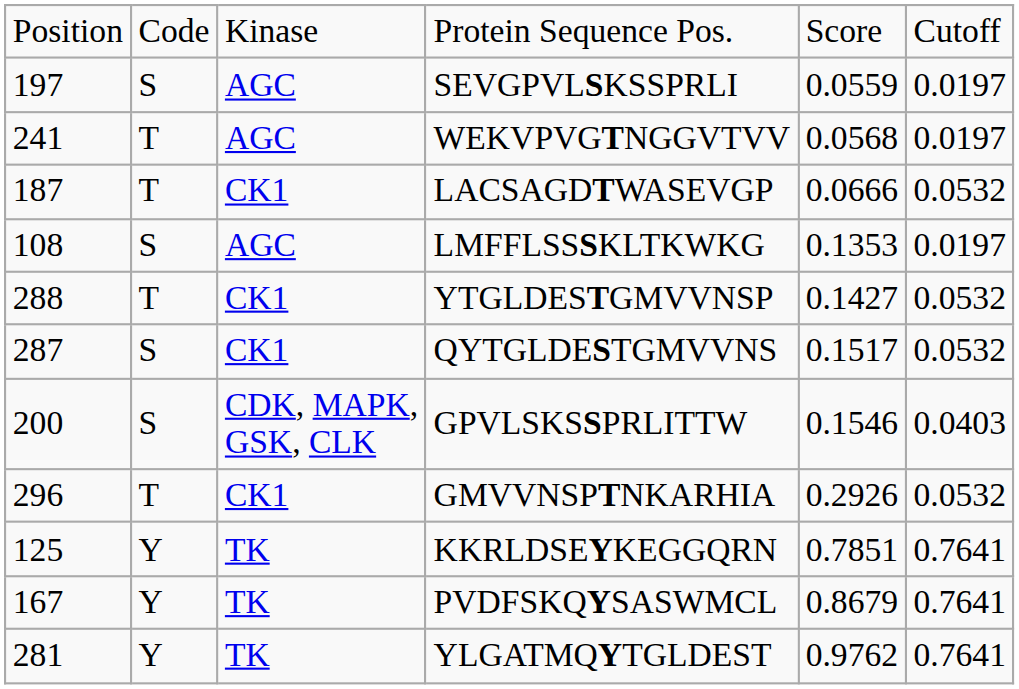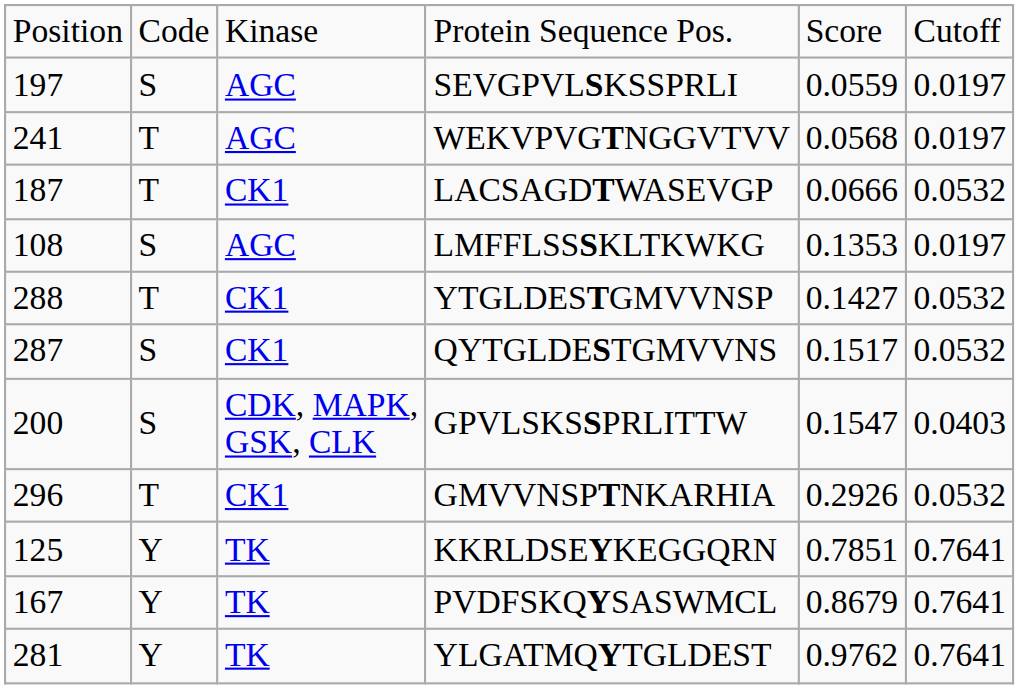(852, 423) 0.1546 -> (852, 423) 0.1547
